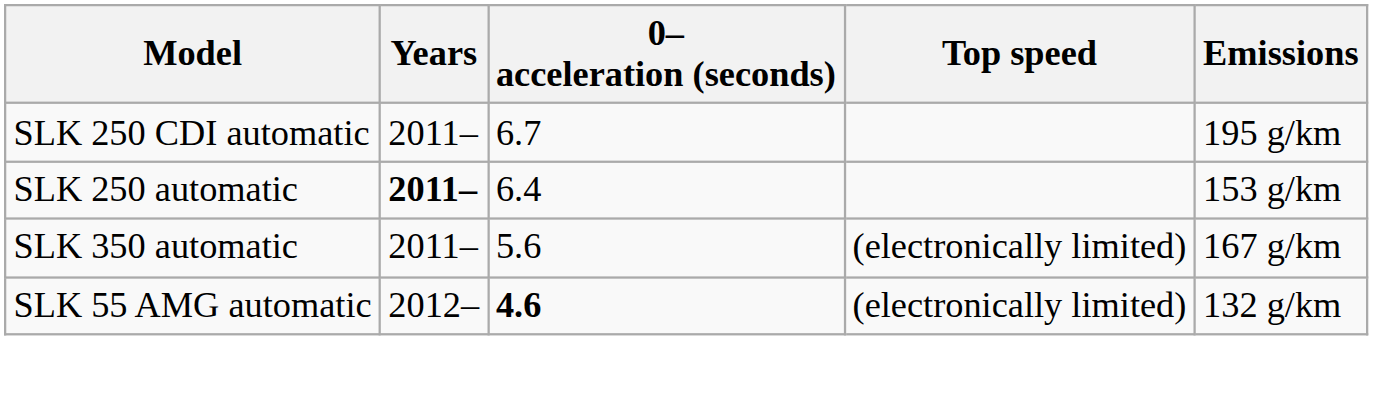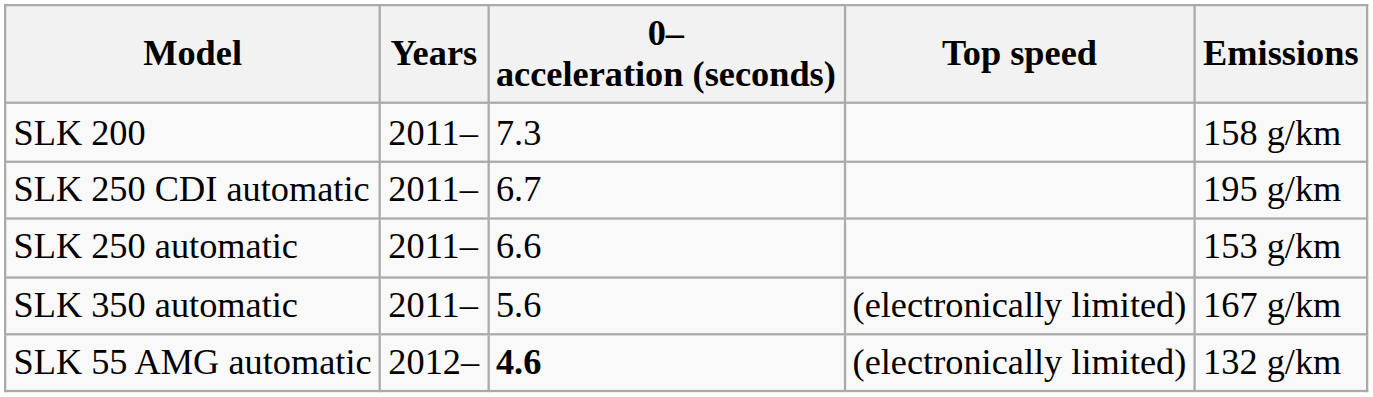+ row: (80, 131)
(433, 189) bold -> (433, 246) normal
(519, 189) 6.4 -> (519, 246) 6.6
